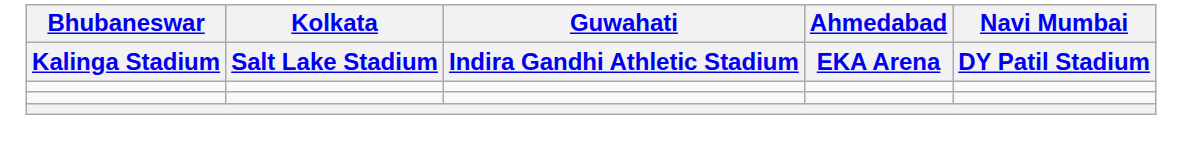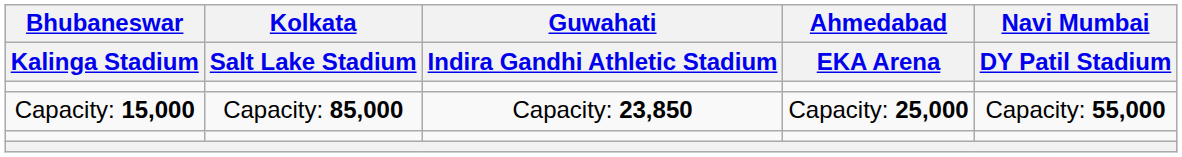+ row: (105, 110)
